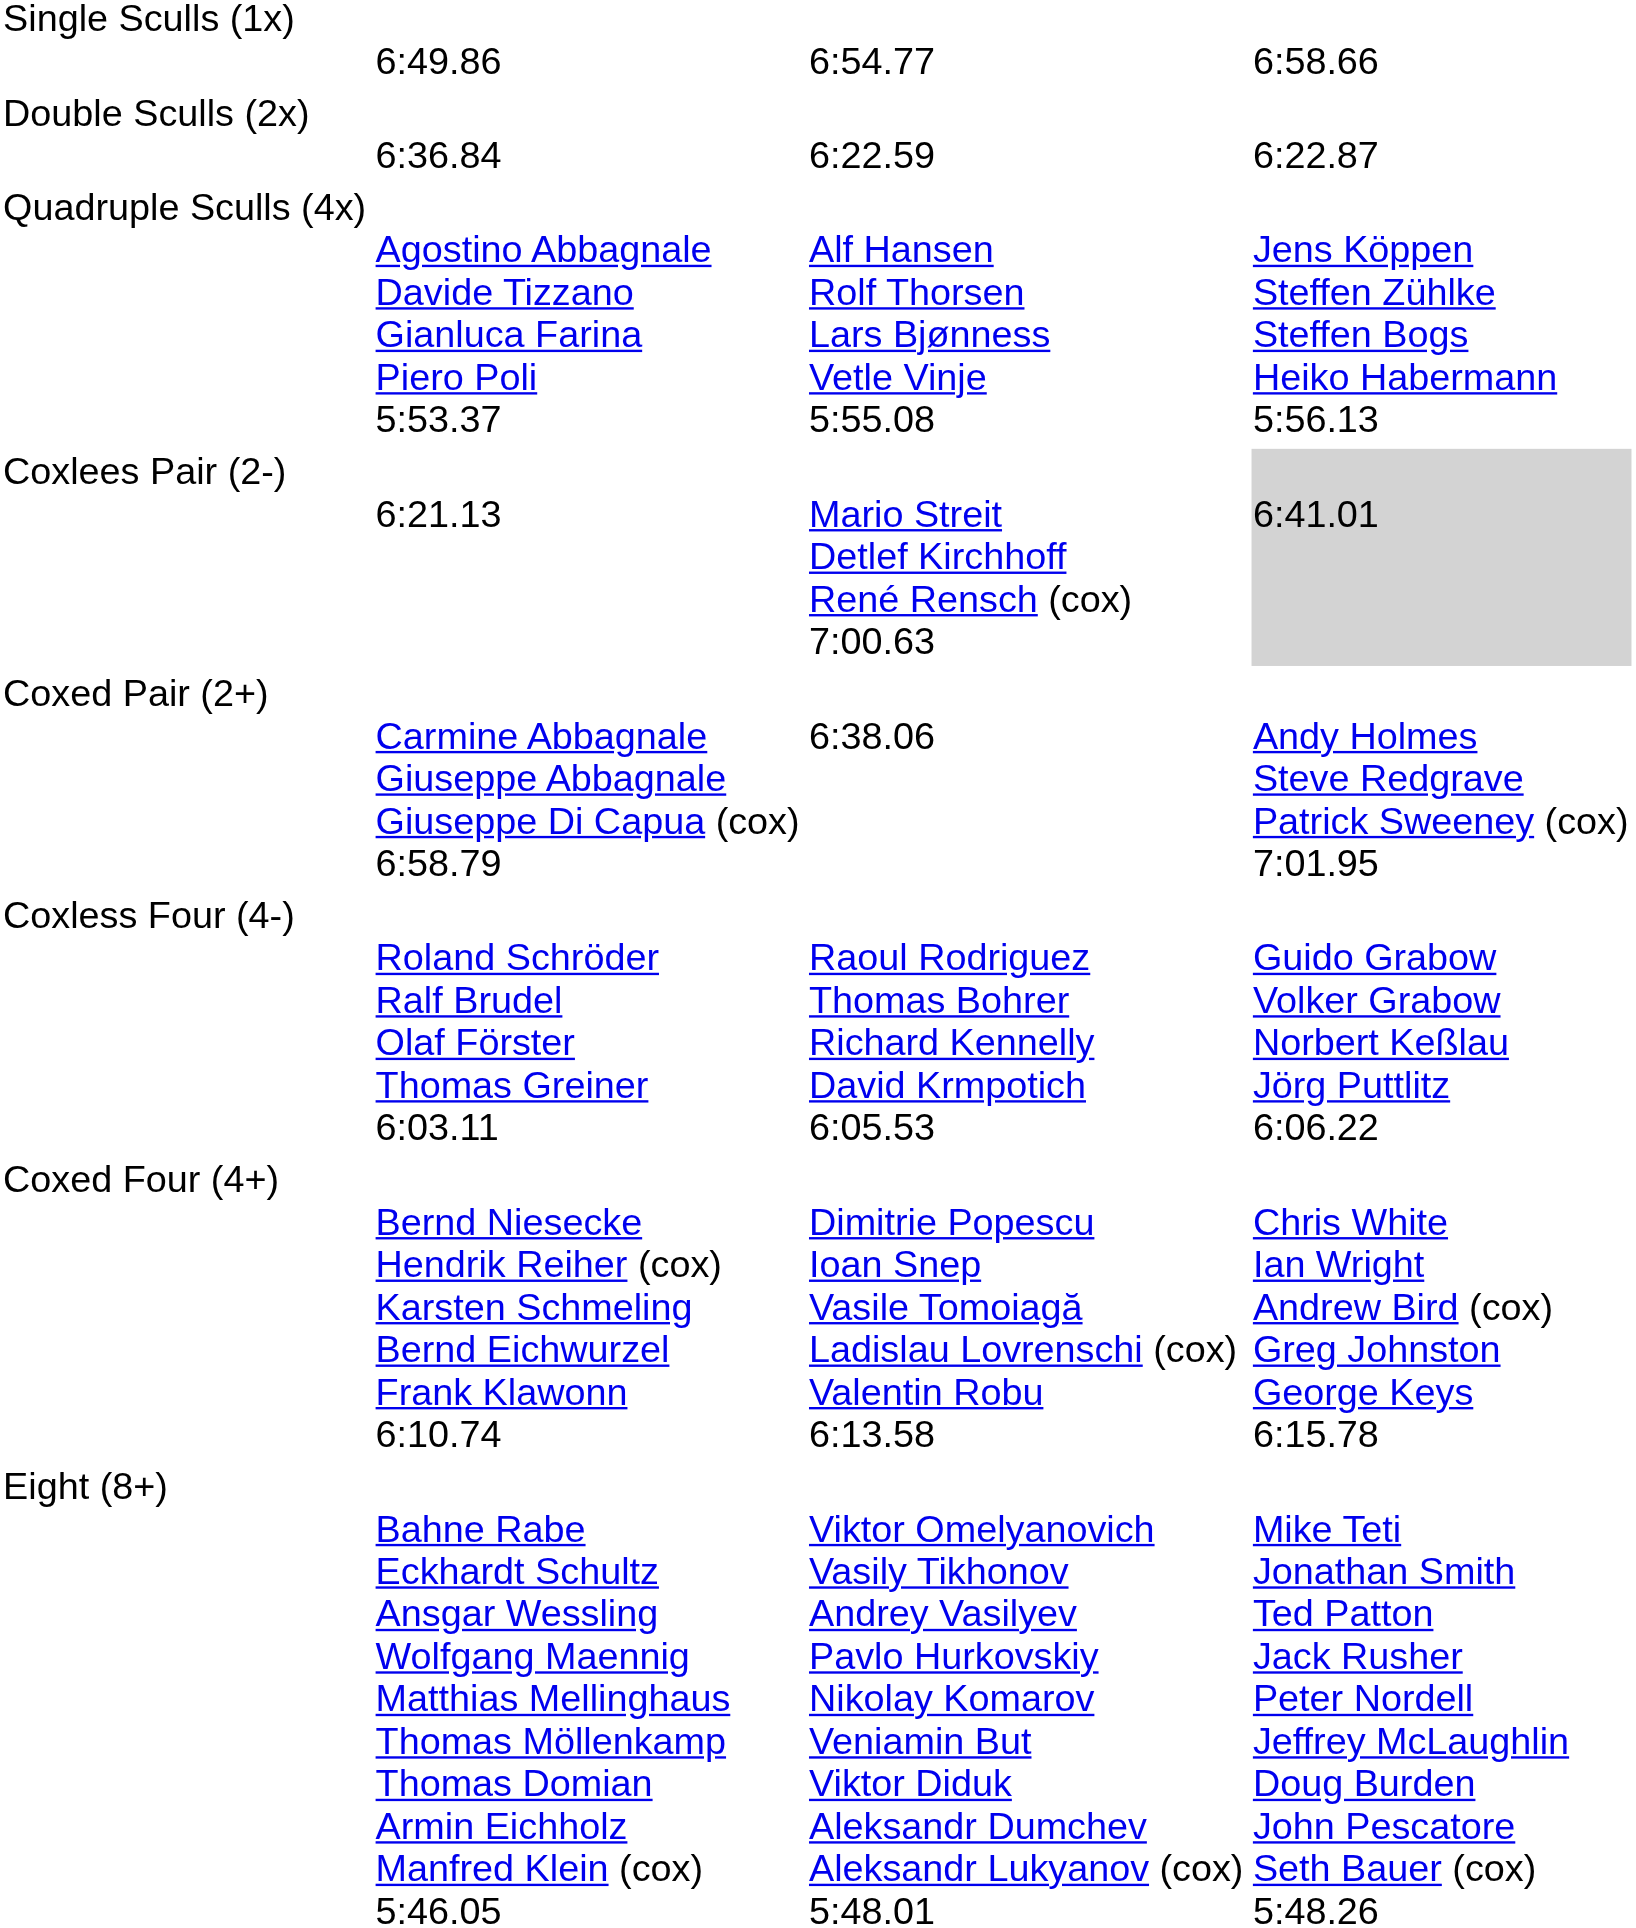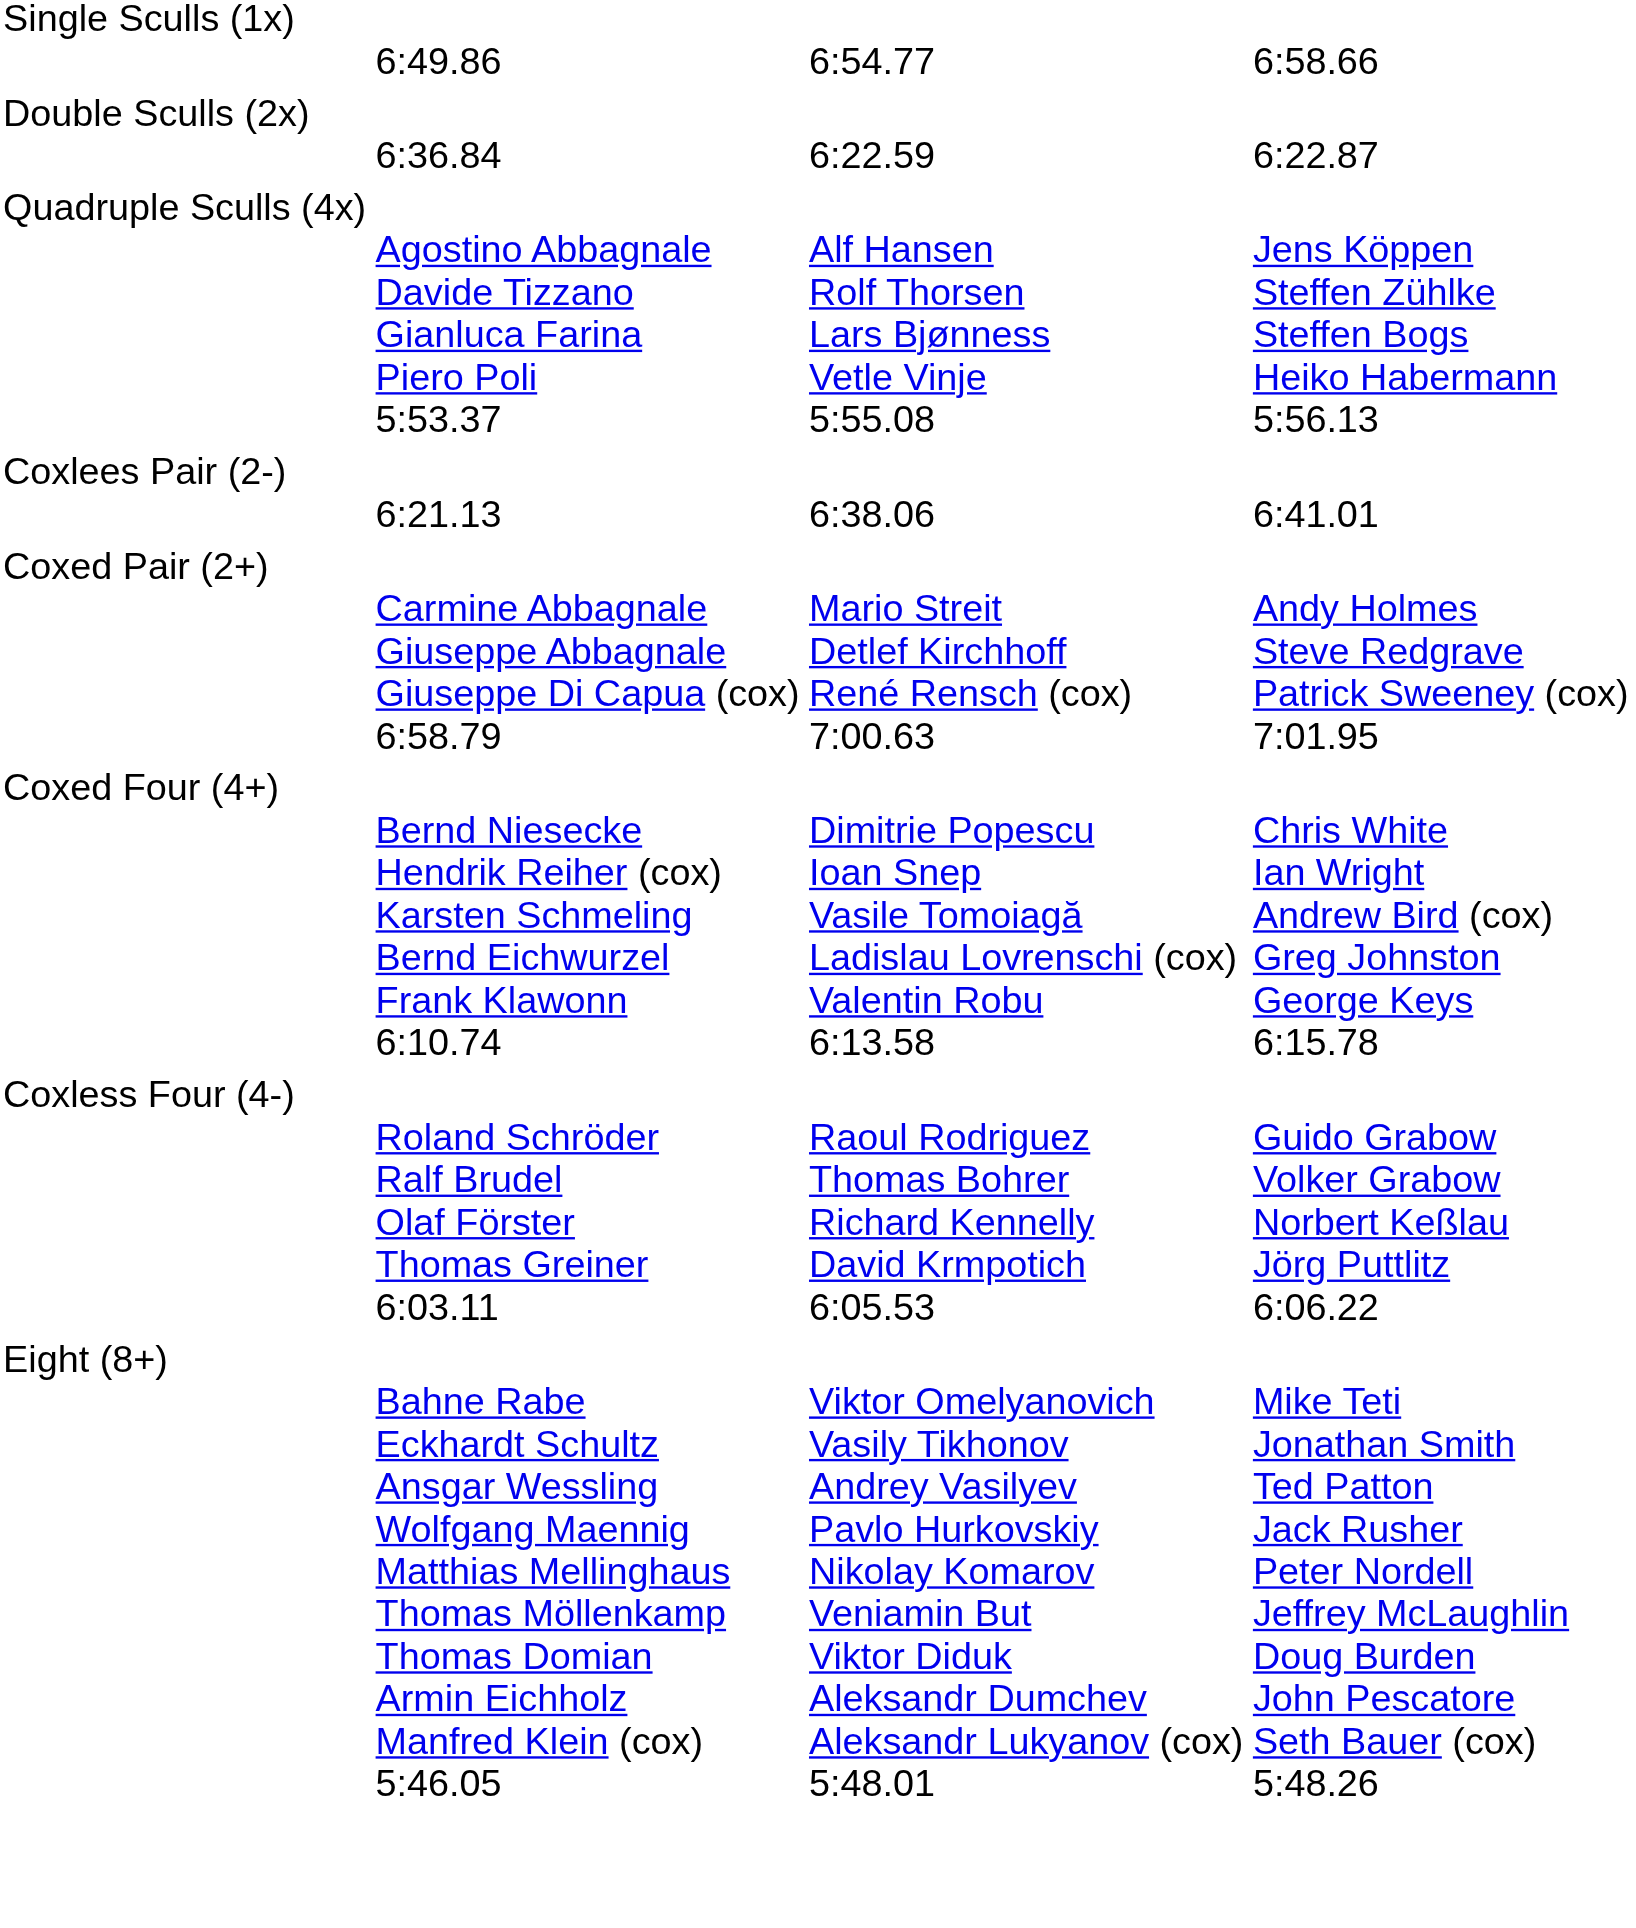(971, 577) Mario Streit Detlef Kirchhoff René Rensch (cox) 7:00.63 -> (872, 514) 6:38.06
(1316, 514) lightgrey background -> (1316, 514) no background
(872, 736) 6:38.06 -> (971, 672) Mario Streit Detlef Kirchhoff René Rensch (cox) 7:00.63
rows swapped: (149, 915) <-> (141, 1179)
